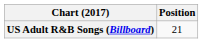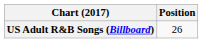(177, 29) 21 -> (177, 29) 26
